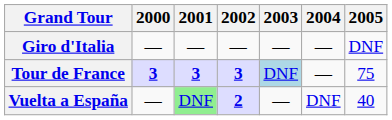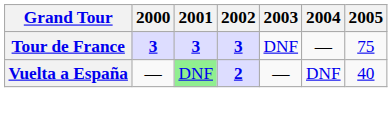- row: (68, 45)
(281, 73) lightblue background -> (281, 45) no background
